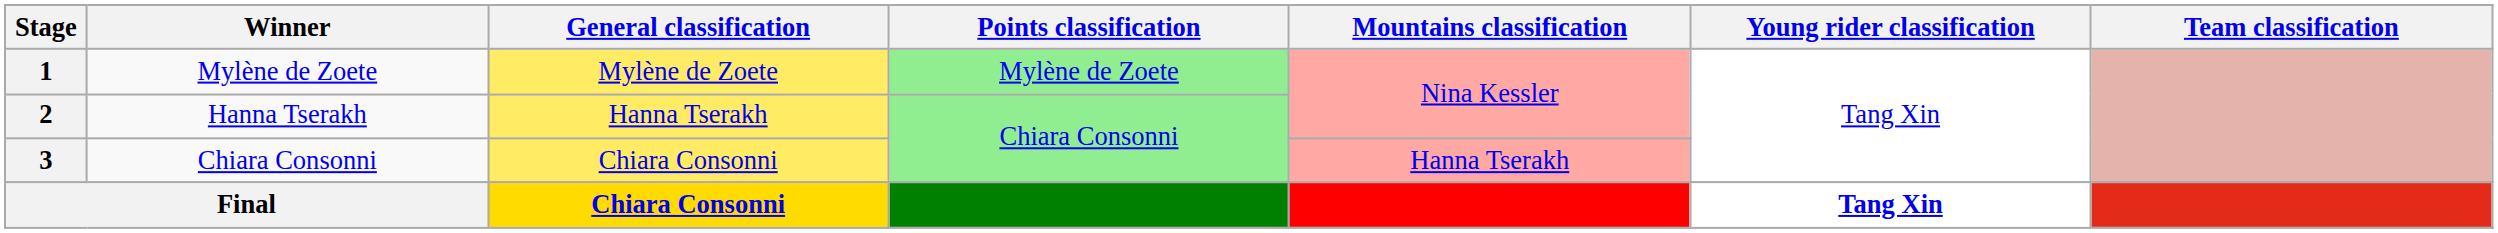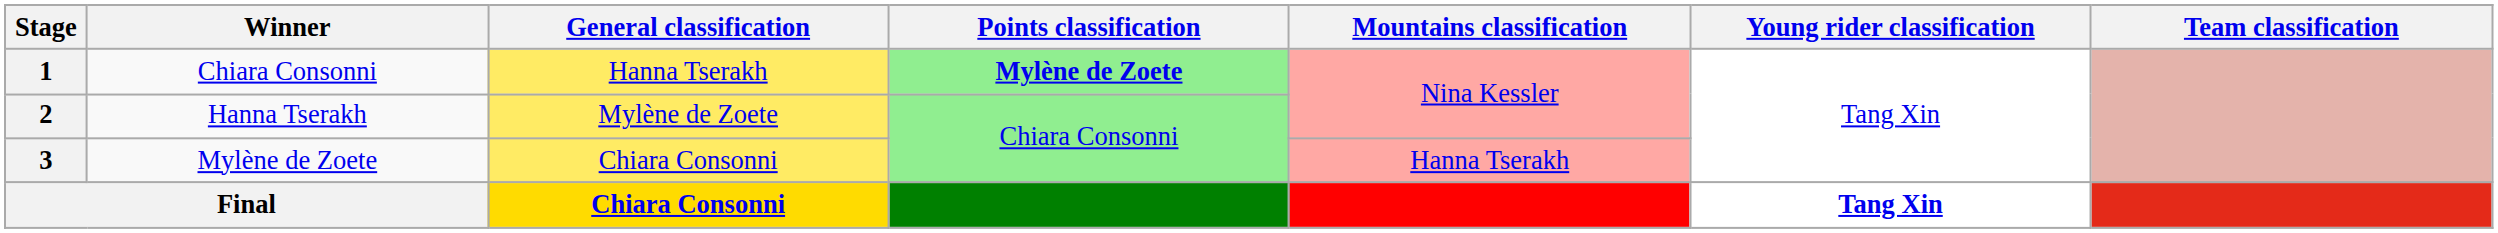(287, 71) Mylène de Zoete -> (287, 71) Chiara Consonni
(688, 71) Mylène de Zoete -> (688, 71) Hanna Tserakh
(1089, 71) normal -> (1089, 71) bold
(688, 115) Hanna Tserakh -> (688, 115) Mylène de Zoete
(287, 160) Chiara Consonni -> (287, 160) Mylène de Zoete
